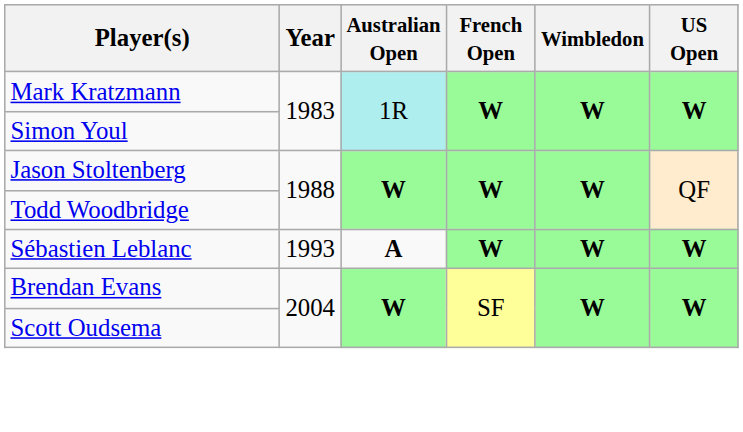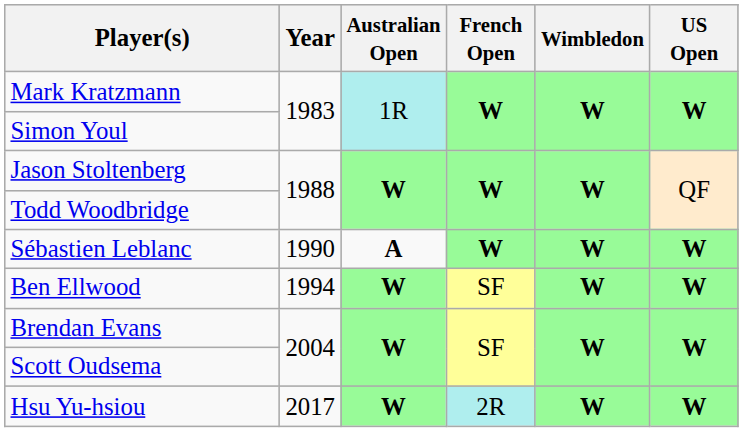(310, 248) 1993 -> (310, 248) 1990
+ row: (76, 288)
+ row: (78, 406)
